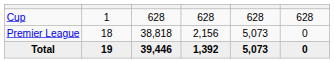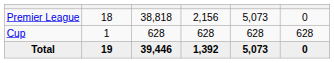rows swapped: (43, 33) <-> (16, 17)
